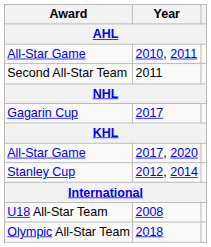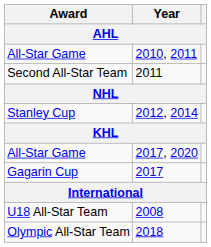rows swapped: (167, 172) <-> (149, 113)
